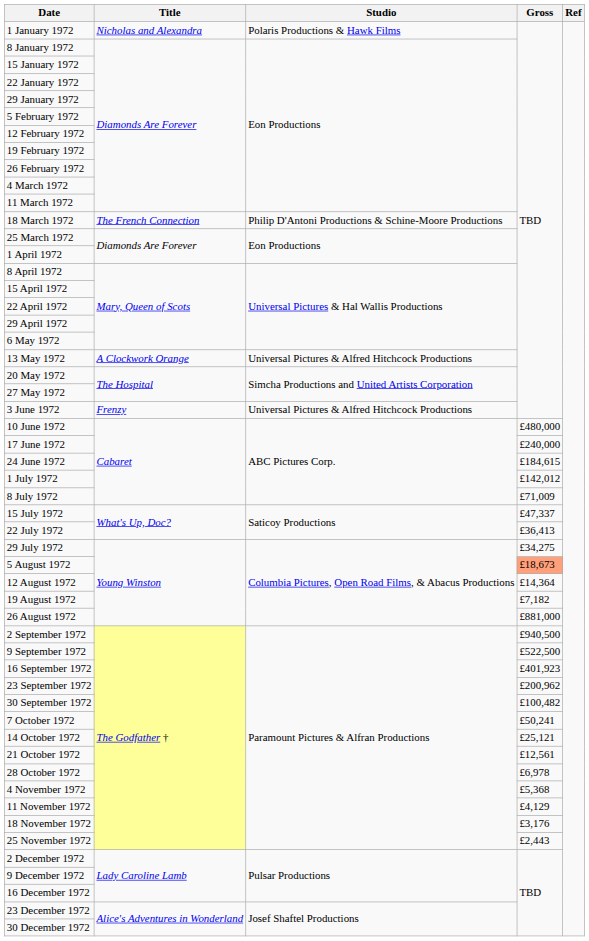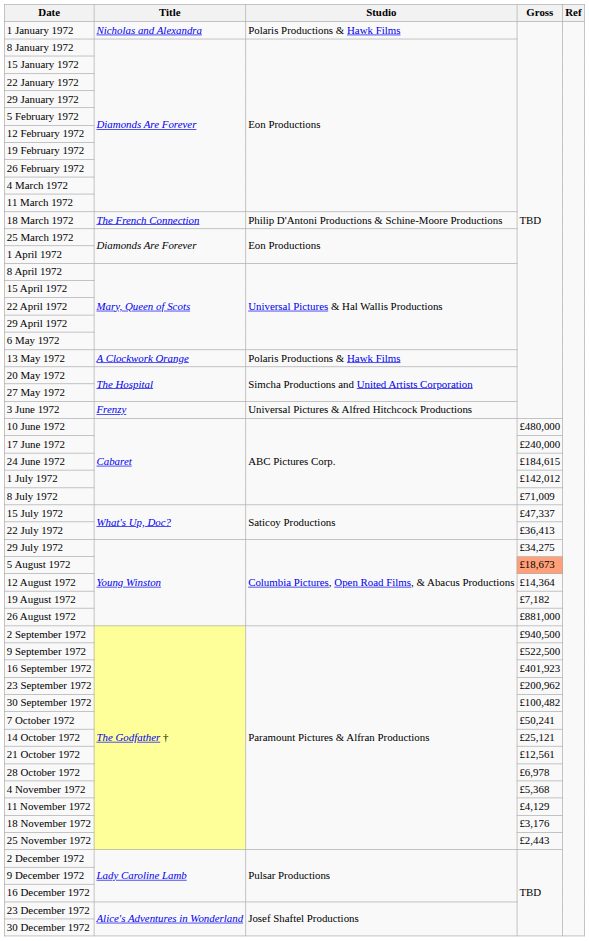(360, 358) Universal Pictures & Alfred Hitchcock Productions -> (324, 358) Polaris Productions & Hawk Films
